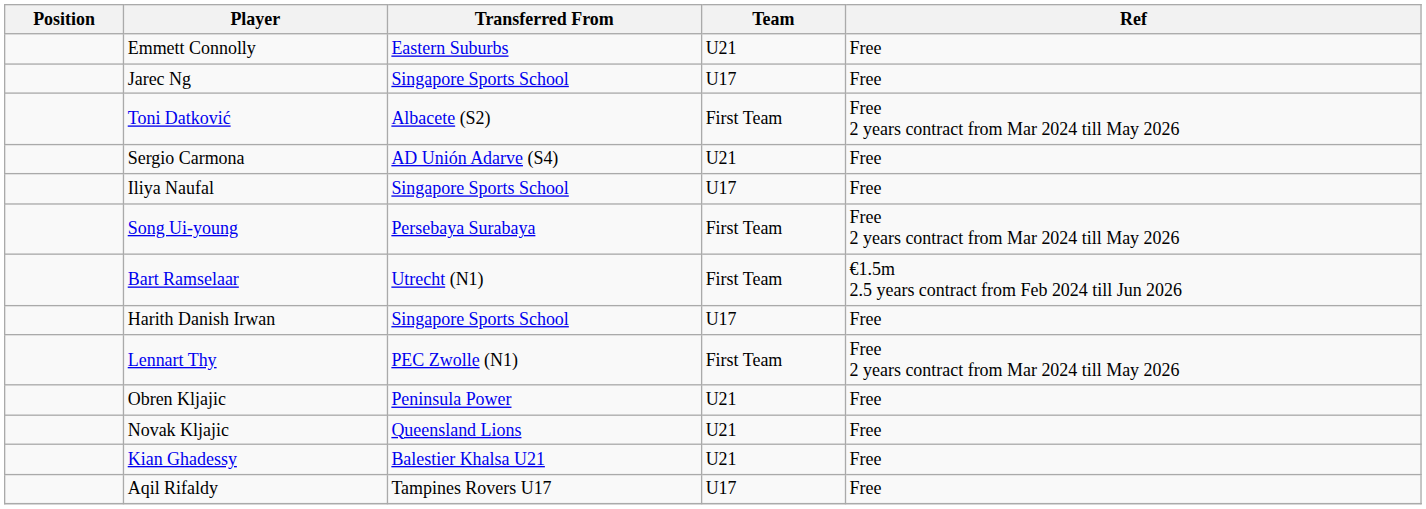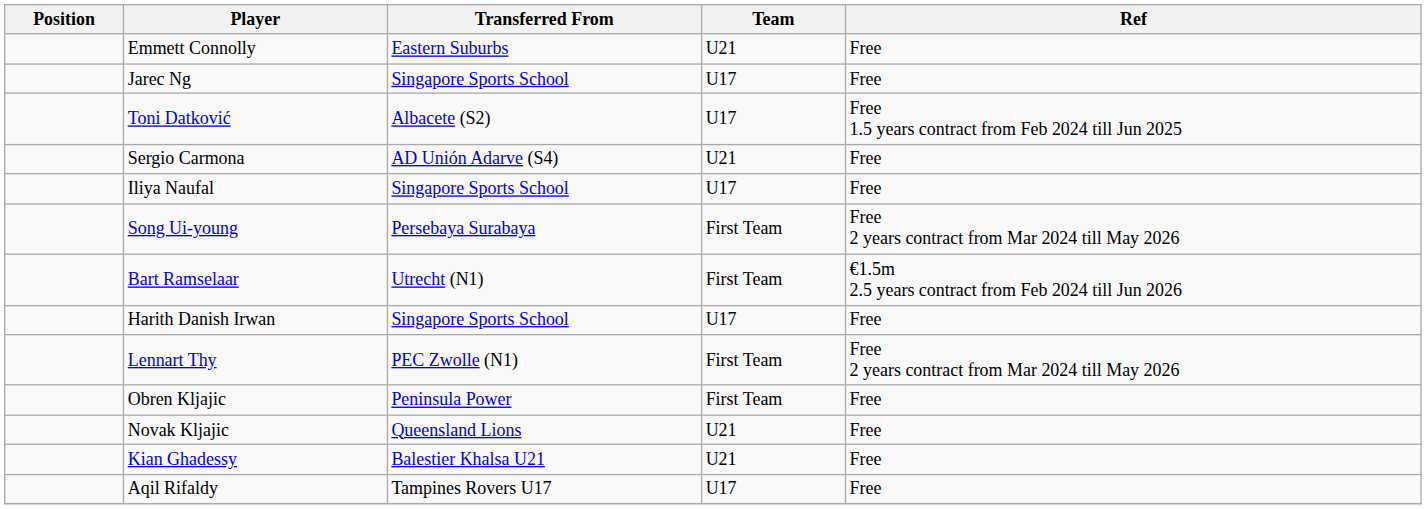(744, 118) First Team -> (721, 118) U17
(1015, 118) Free 2 years contract from Mar 2024 till May 2026 -> (1016, 118) Free 1.5 years contract from Feb 2024 till Jun 2025
(721, 399) U21 -> (744, 399) First Team
